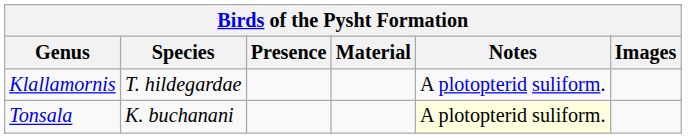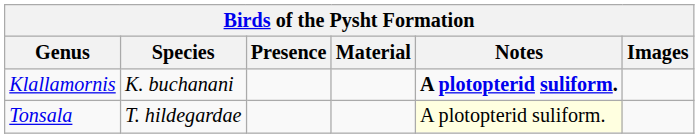(183, 84) T. hildegardae -> (179, 84) K. buchanani
(513, 84) normal -> (519, 84) bold
(179, 116) K. buchanani -> (183, 116) T. hildegardae
